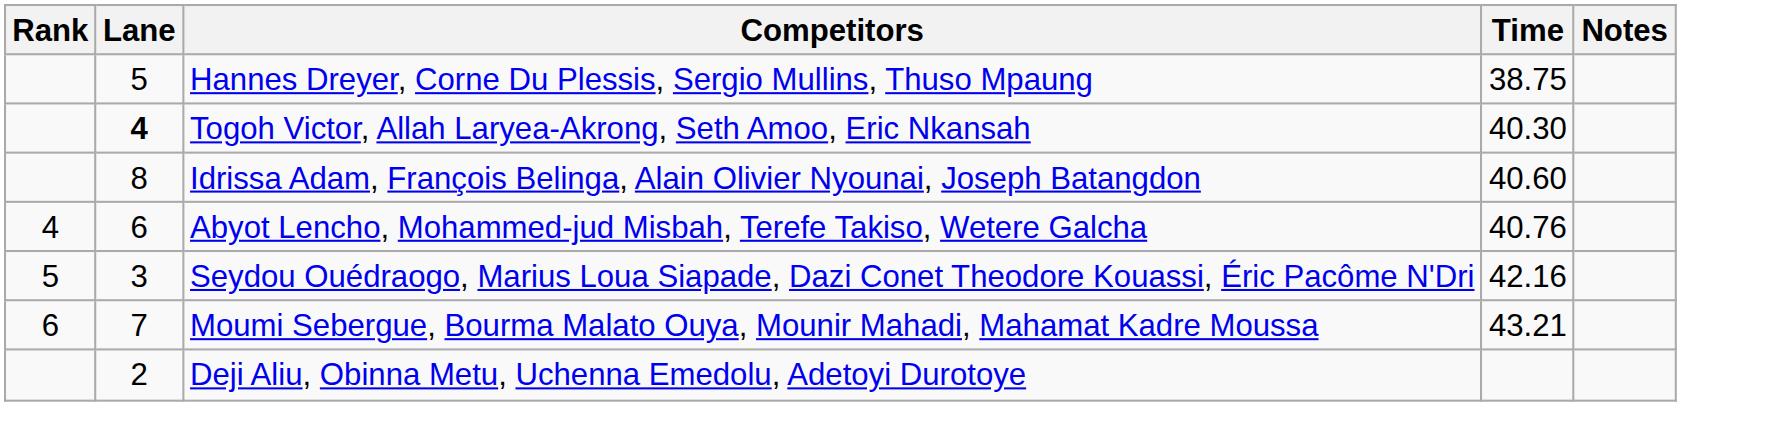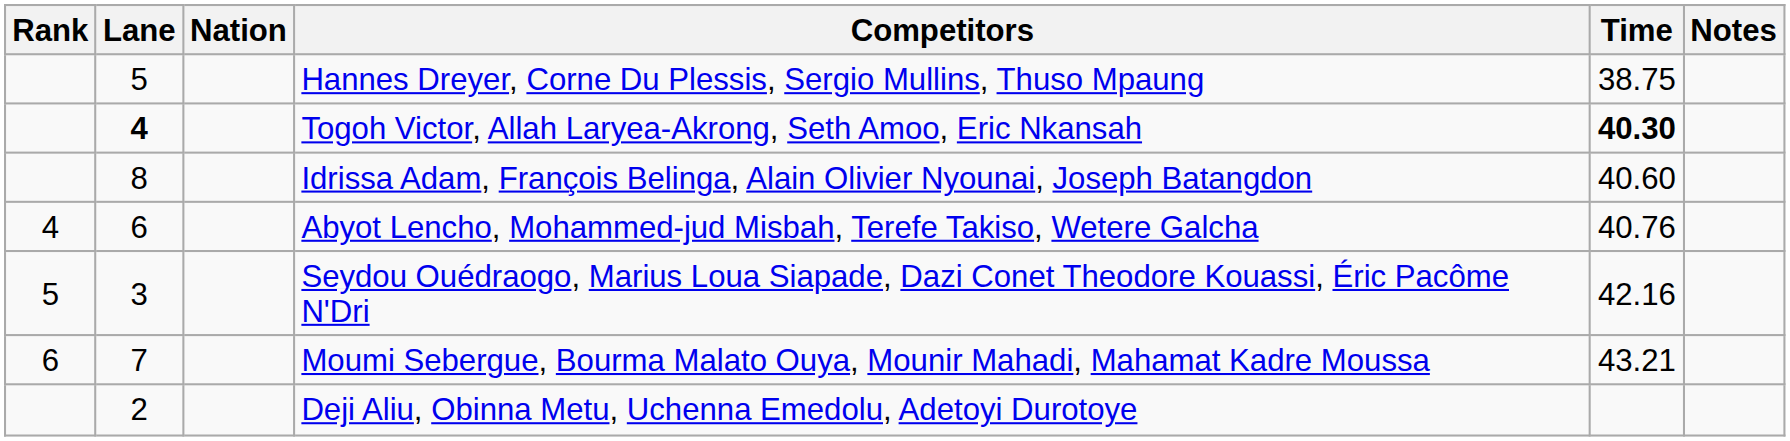+ column: (238, 30)
(1528, 129) normal -> (1637, 129) bold
